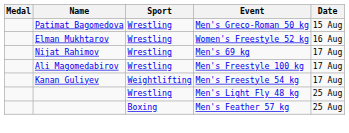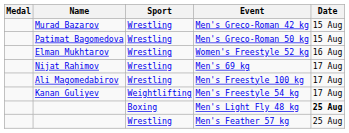+ row: (252, 25)
(150, 93) Wrestling -> (142, 107) Boxing
(328, 93) normal -> (328, 107) bold
(142, 107) Boxing -> (150, 121) Wrestling
